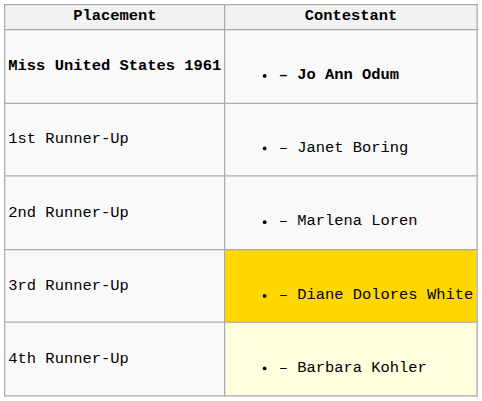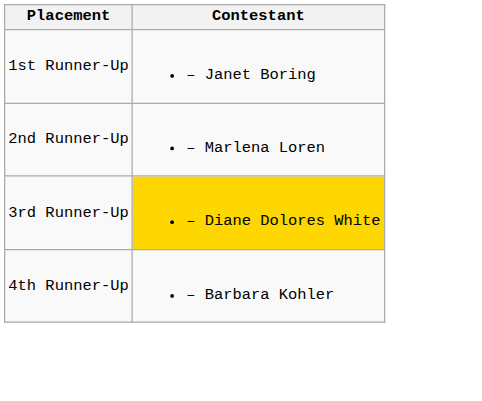- row: (115, 67)
(351, 368) lightyellow background -> (258, 295) no background
